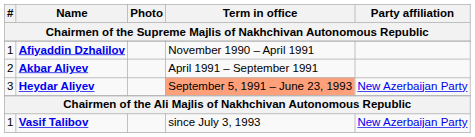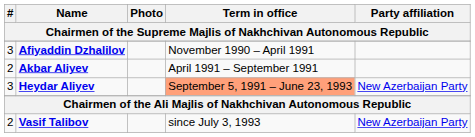(10, 50) 1 -> (10, 50) 3
(10, 123) 1 -> (10, 123) 2
